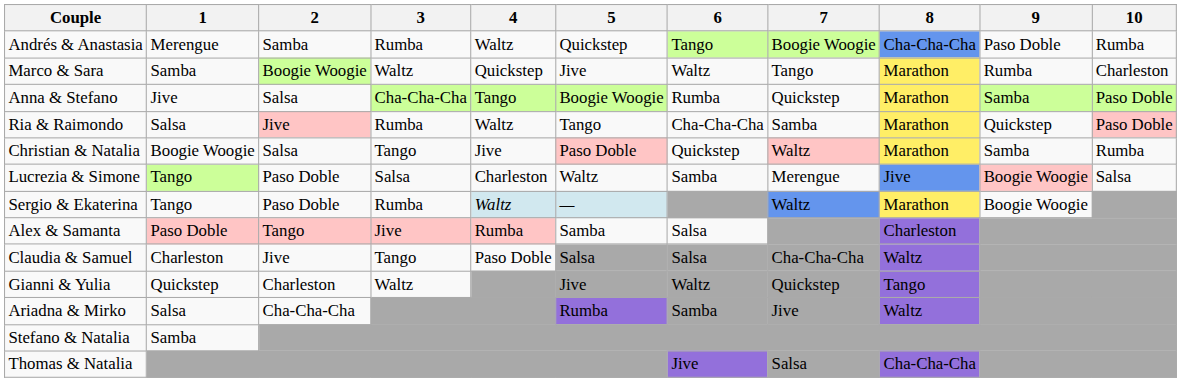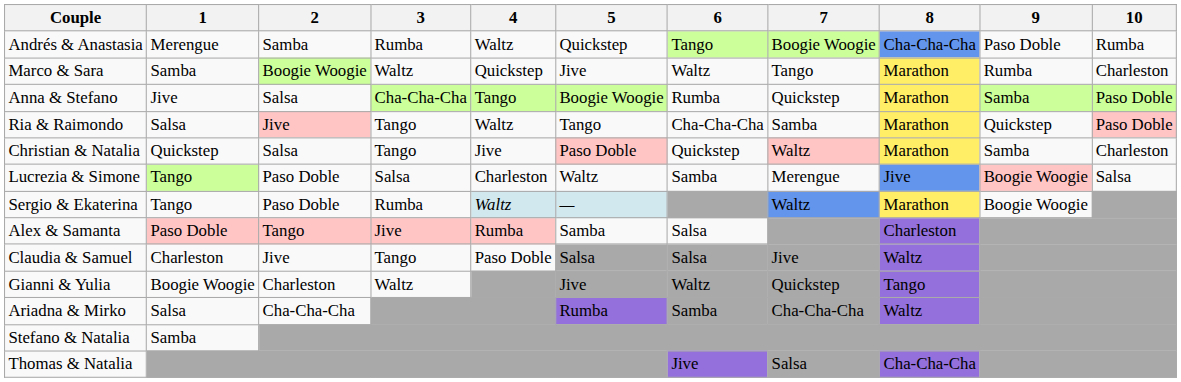(399, 124) Rumba -> (395, 124) Tango
(203, 151) Boogie Woogie -> (185, 151) Quickstep
(1120, 151) Rumba -> (1132, 151) Charleston
(818, 257) Cha-Cha-Cha -> (785, 257) Jive
(185, 284) Quickstep -> (203, 284) Boogie Woogie
(785, 310) Jive -> (818, 310) Cha-Cha-Cha
